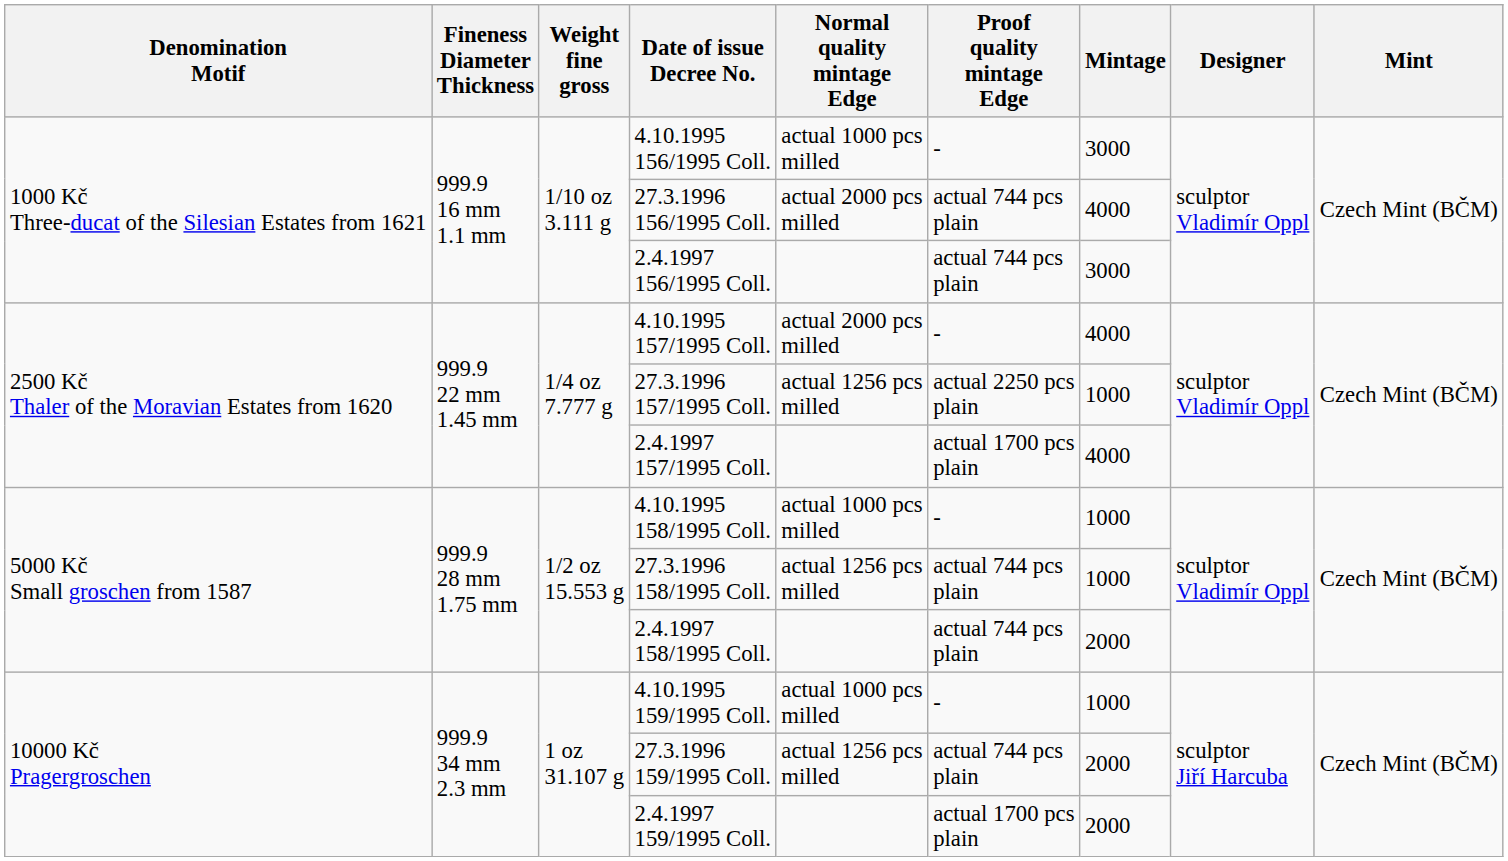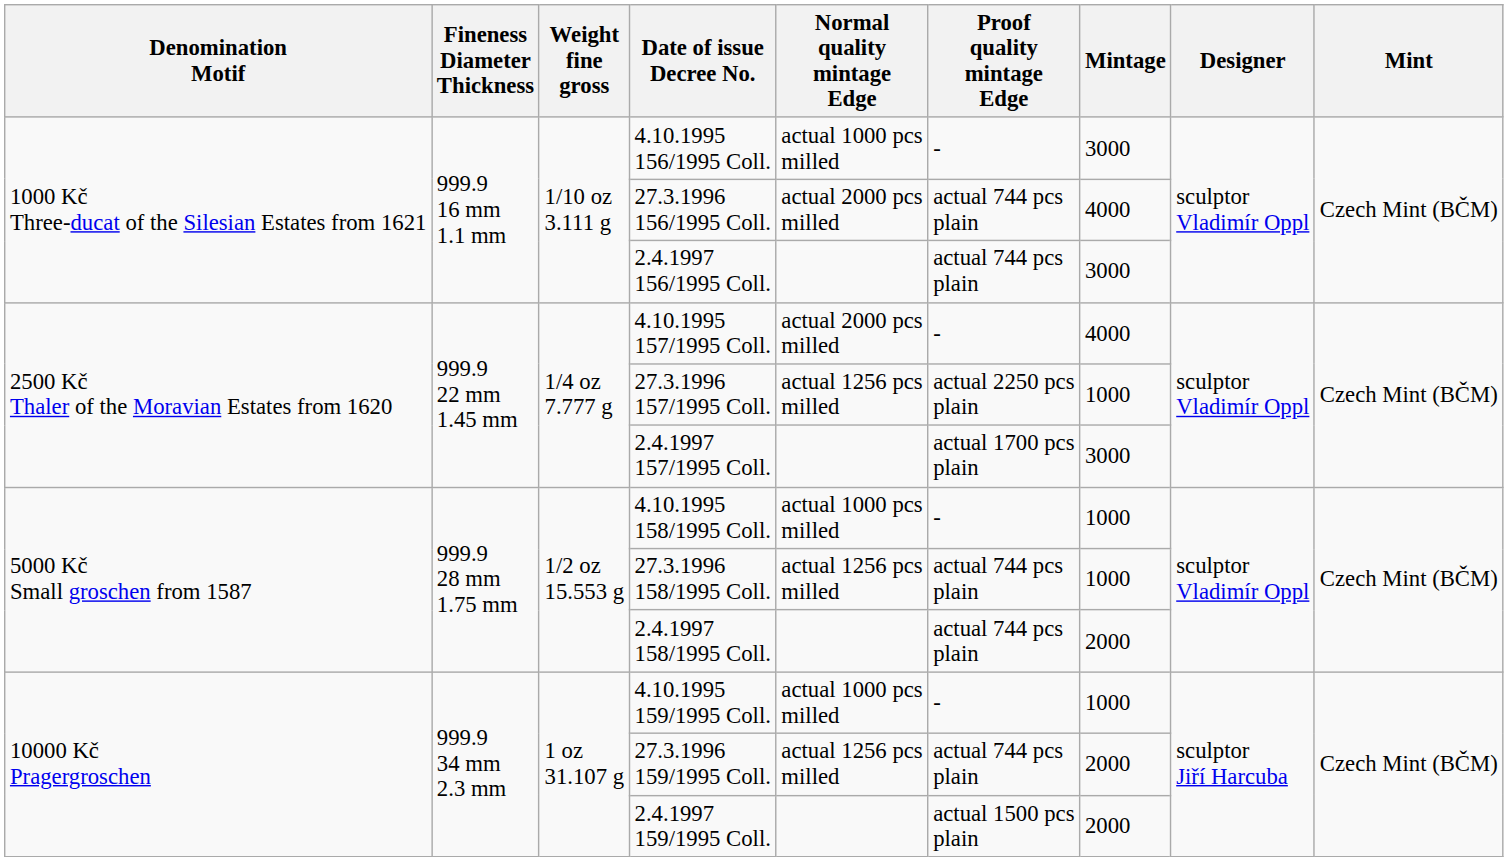(1108, 455) 4000 -> (1108, 455) 3000
(1004, 825) actual 1700 pcs plain -> (1004, 825) actual 1500 pcs plain
